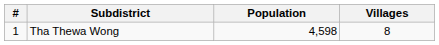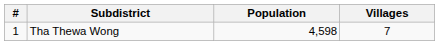(387, 31) 8 -> (387, 31) 7
